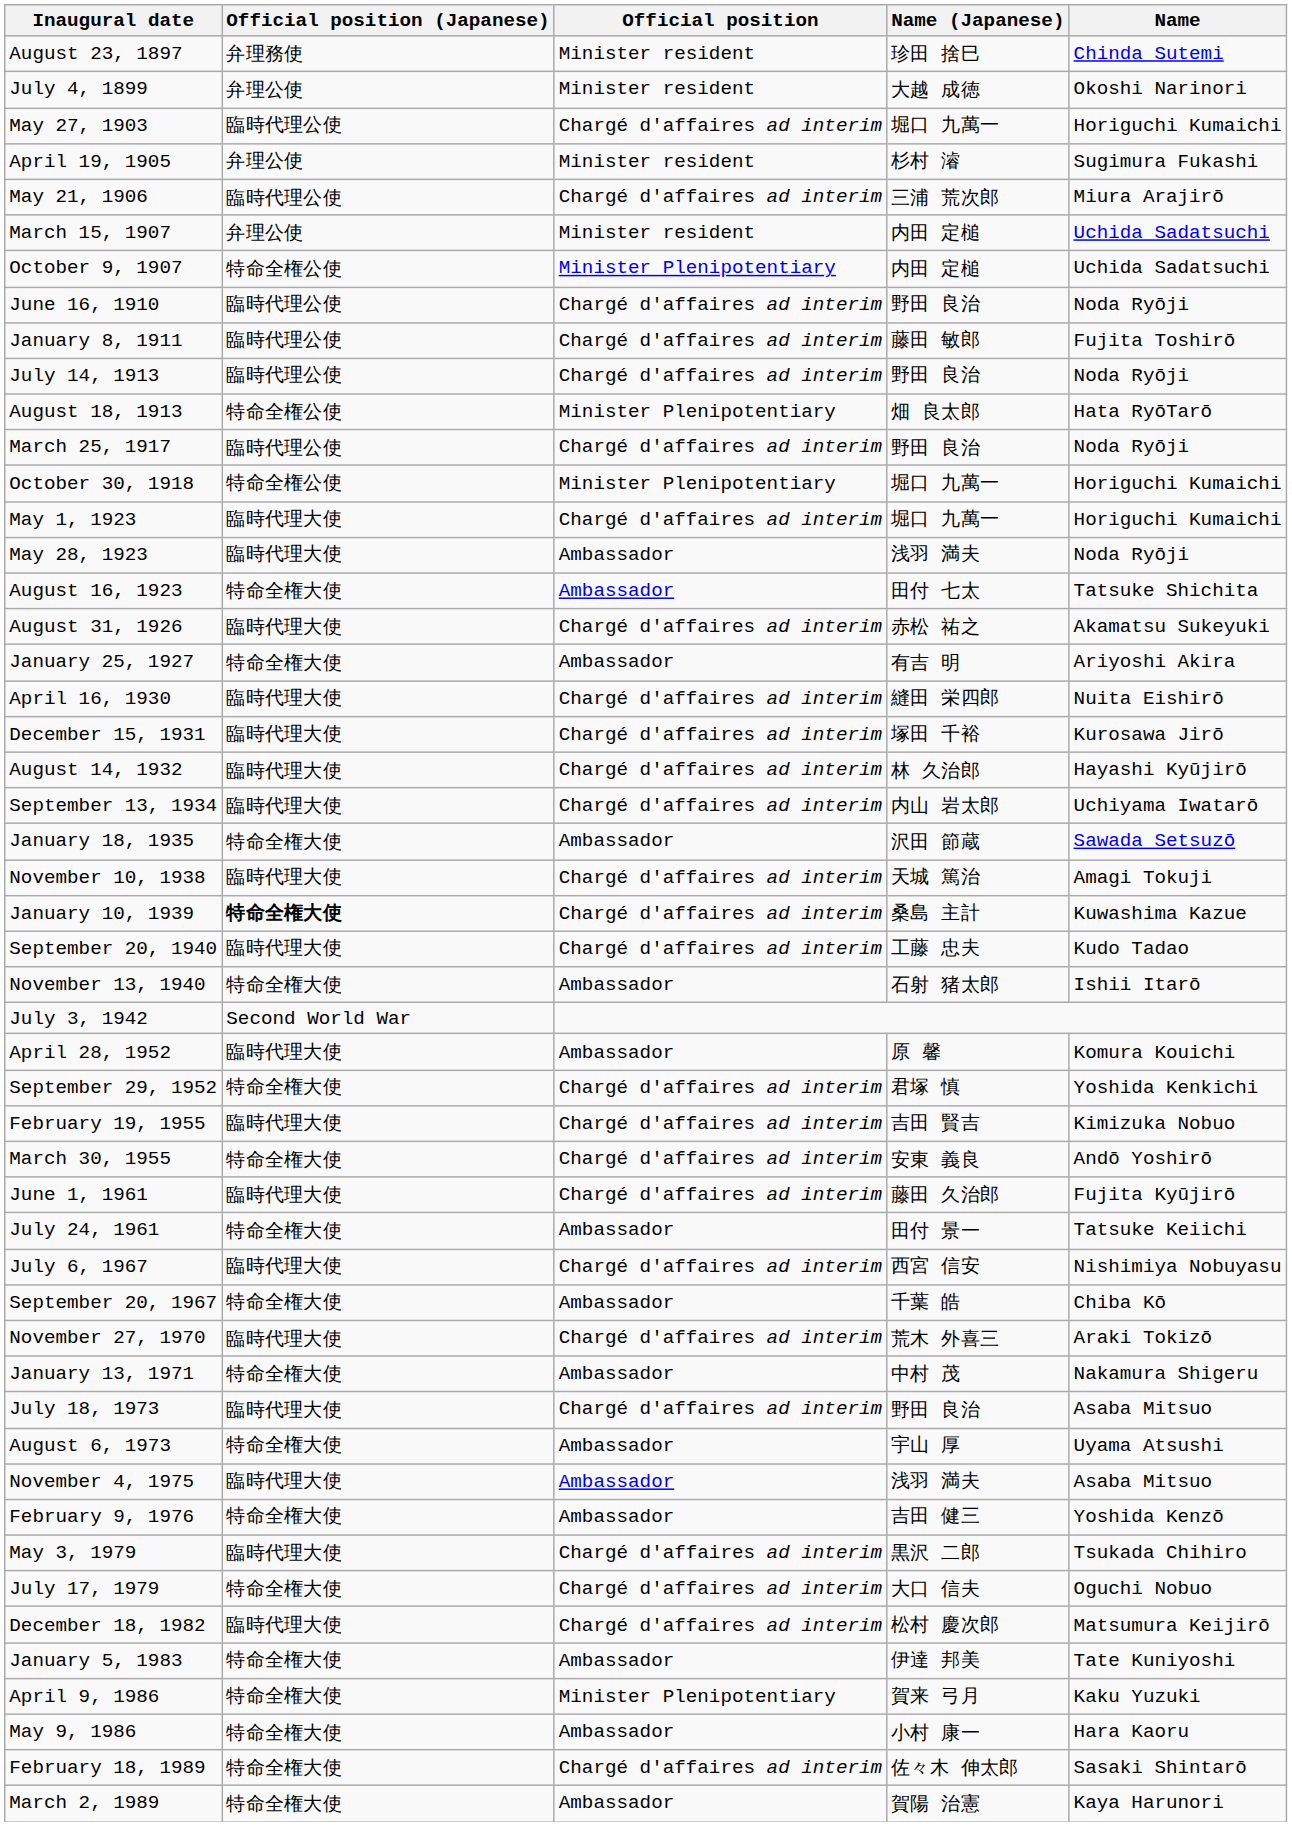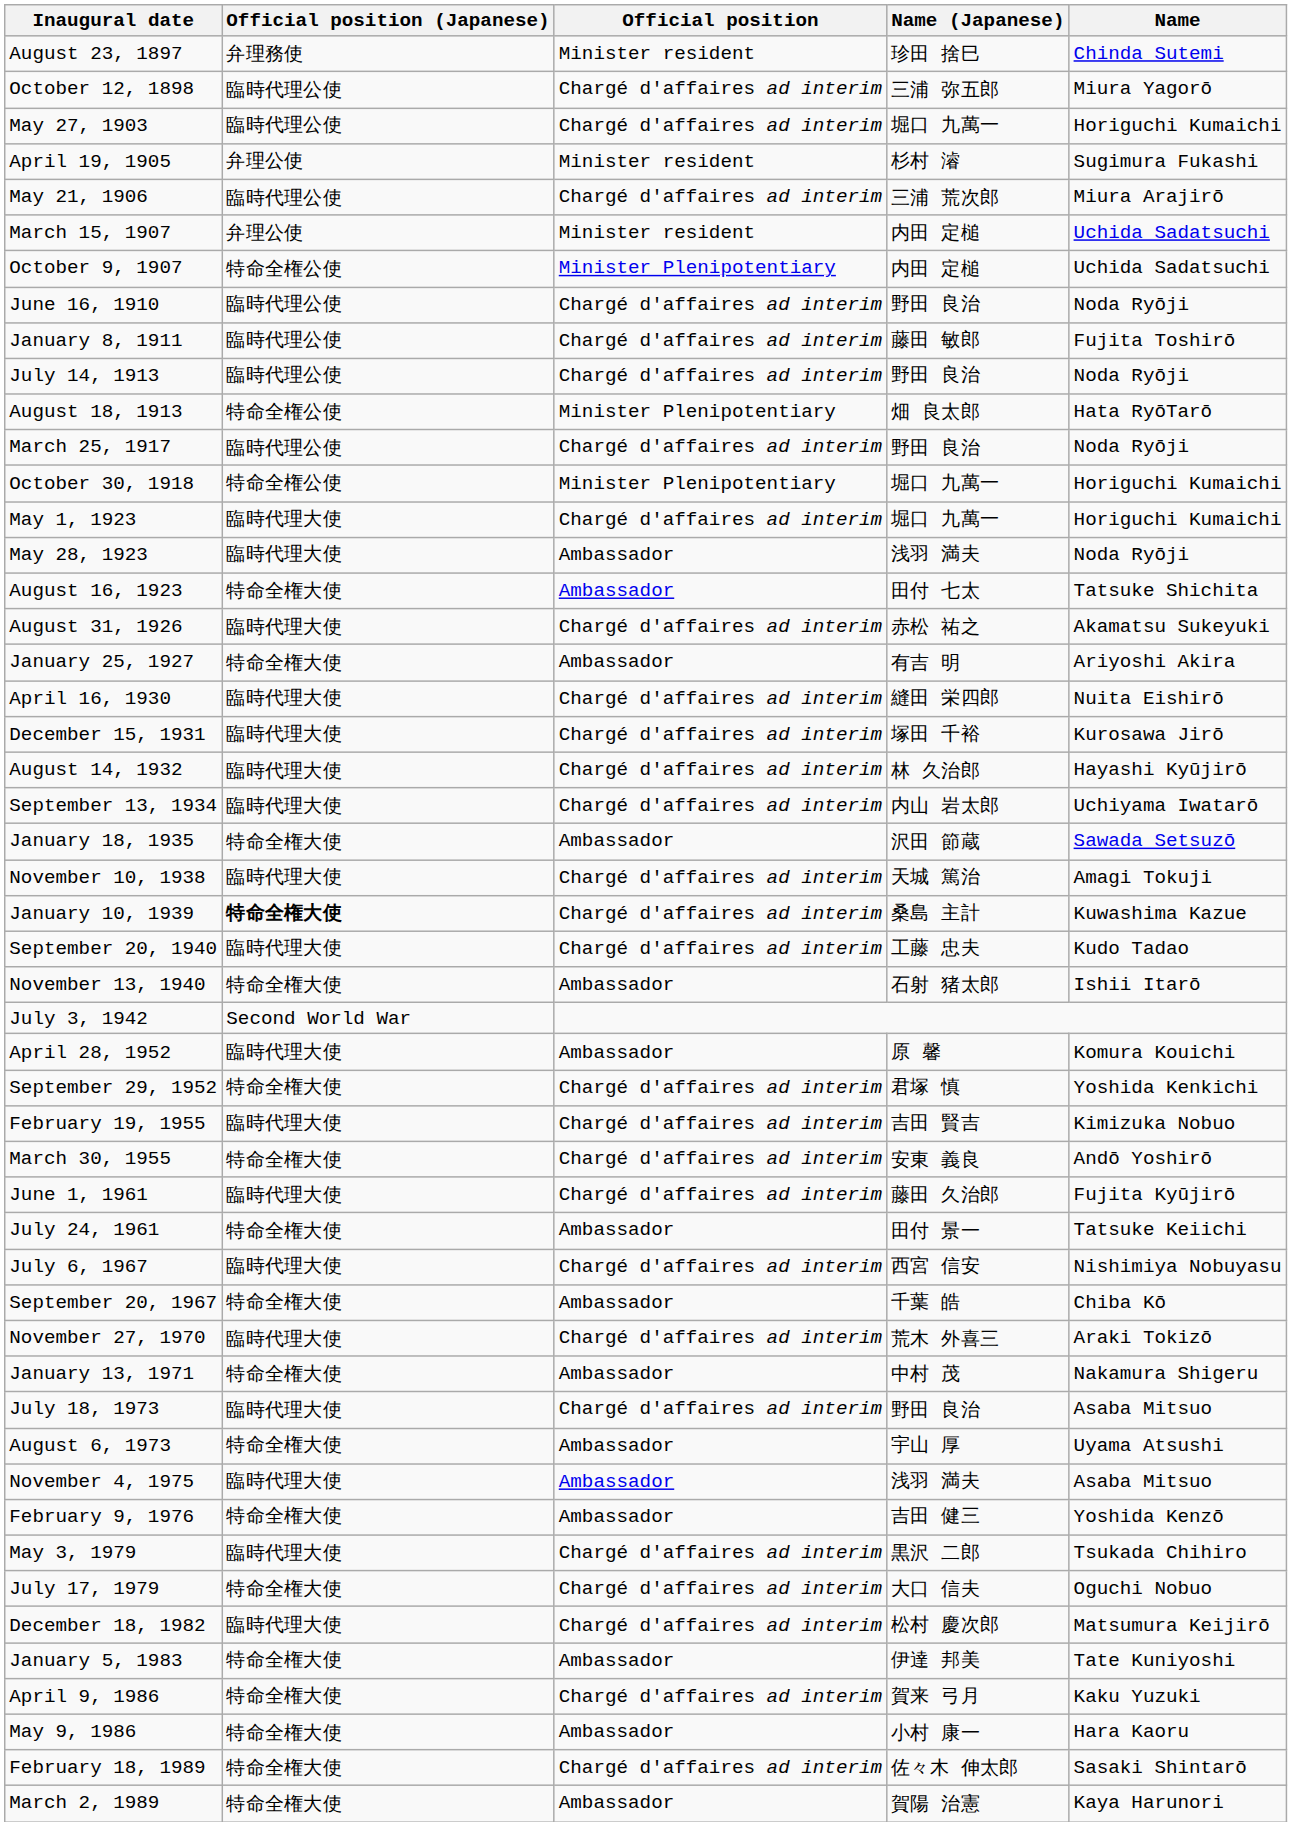+ row: (102, 90)
- row: (79, 90)
(697, 1696) Minister Plenipotentiary -> (720, 1696) Chargé d'affaires ad interim
